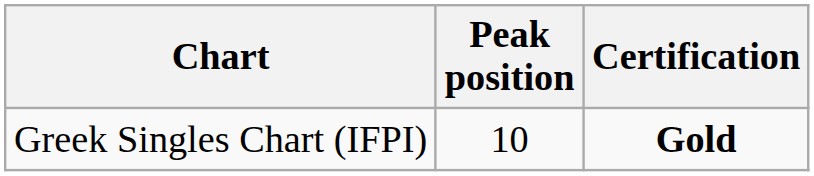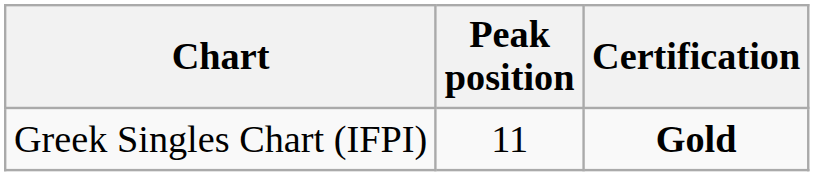(510, 138) 10 -> (510, 138) 11
